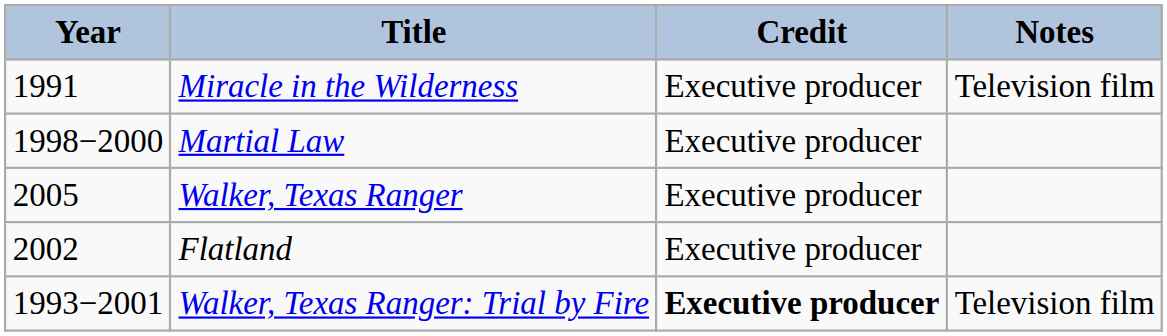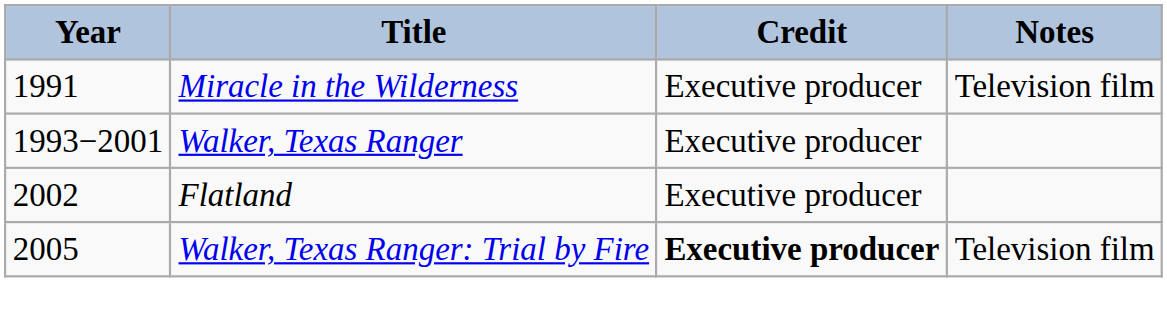- row: (261, 140)
(46, 195) 2005 -> (88, 140) 1993−2001
(88, 303) 1993−2001 -> (46, 249) 2005
